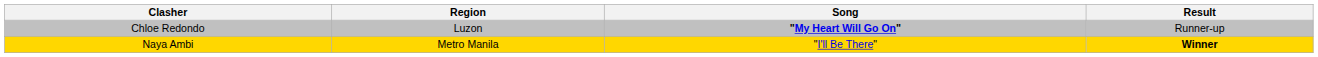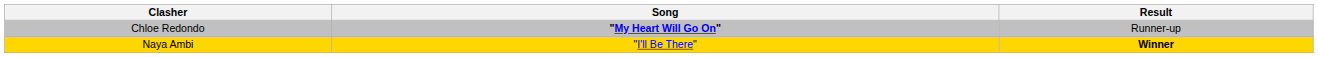- column: (468, 12)
